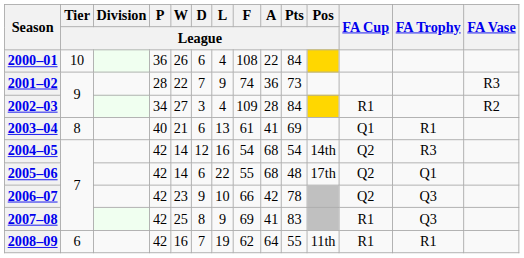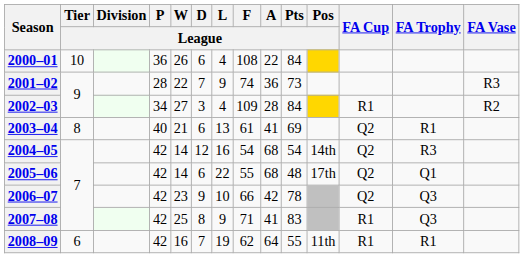(366, 128) Q1 -> (366, 128) Q2
(247, 219) 69 -> (247, 219) 71
